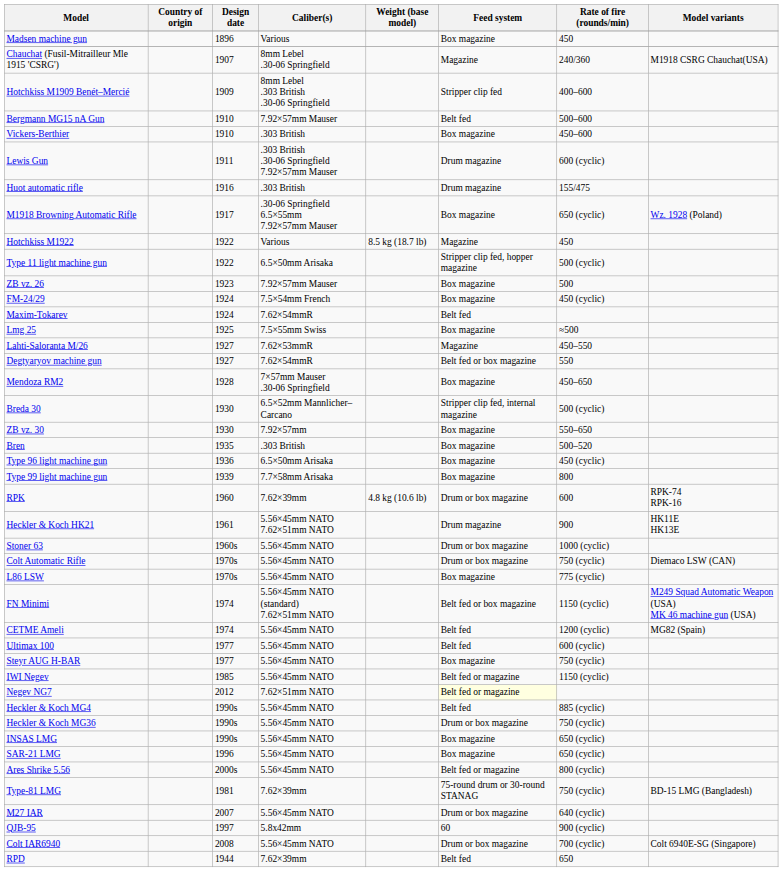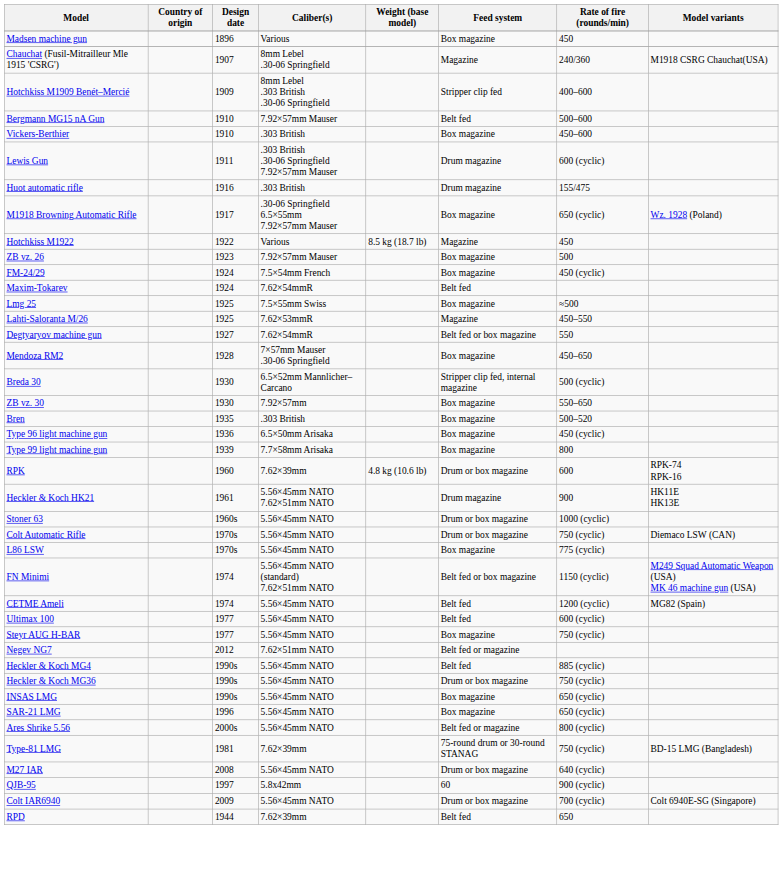- row: (57, 262)
(224, 345) 1927 -> (224, 319) 1925
- row: (28, 677)
(480, 692) lightyellow background -> (480, 650) no background
(224, 812) 2007 -> (224, 770) 2008
(224, 843) 2008 -> (224, 801) 2009
